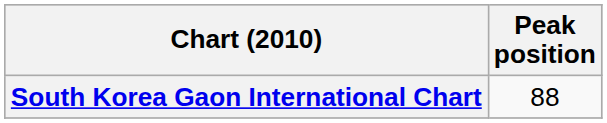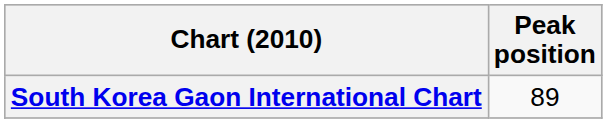(545, 96) 88 -> (545, 96) 89
